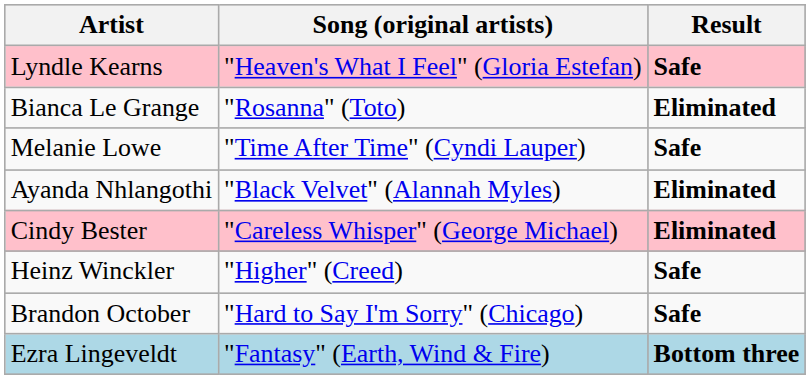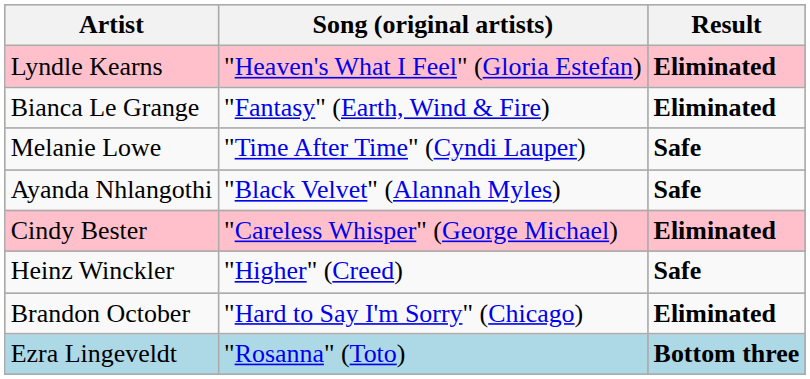(677, 66) Safe -> (715, 66) Eliminated
(315, 107) "Rosanna" (Toto) -> (387, 107) "Fantasy" (Earth, Wind & Fire)
(715, 189) Eliminated -> (677, 189) Safe
(677, 312) Safe -> (715, 312) Eliminated
(387, 353) "Fantasy" (Earth, Wind & Fire) -> (315, 353) "Rosanna" (Toto)
